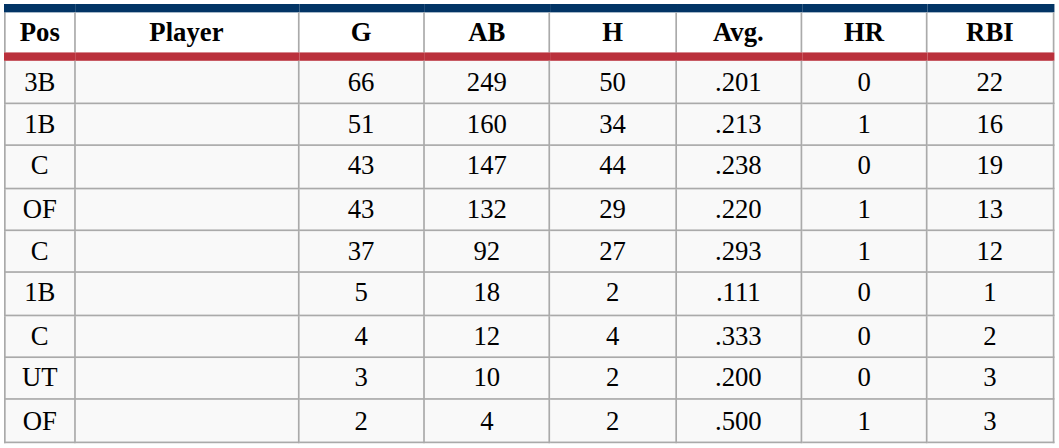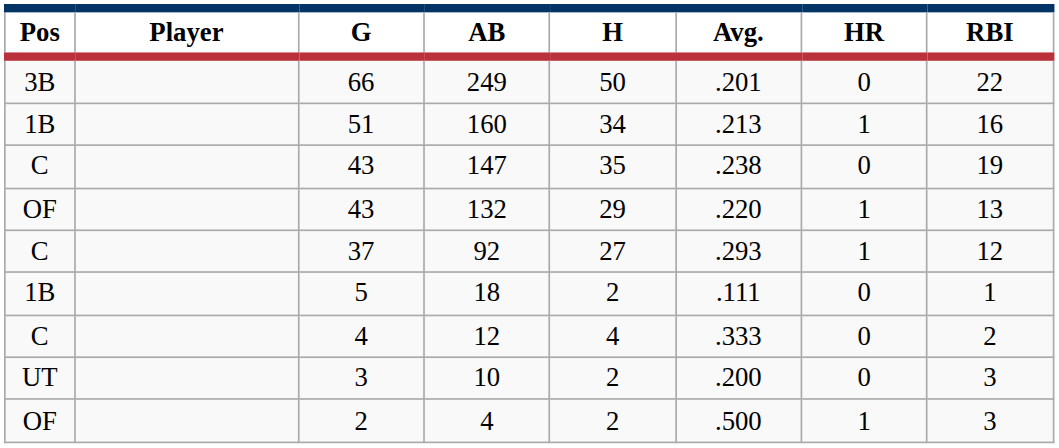(613, 166) 44 -> (613, 166) 35
